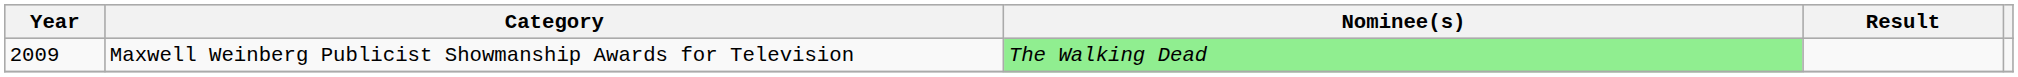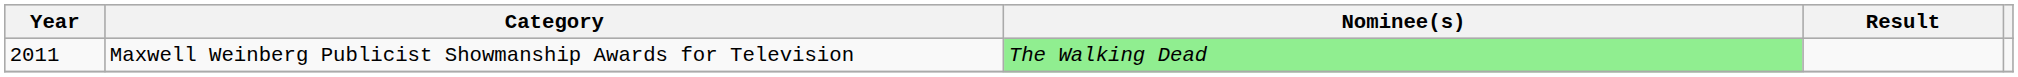(35, 55) 2009 -> (35, 55) 2011
